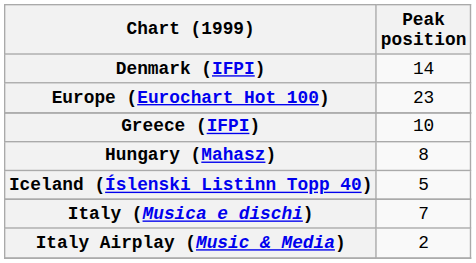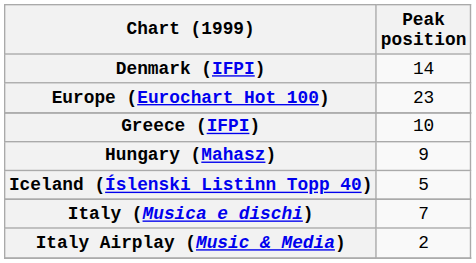(424, 156) 8 -> (424, 156) 9
